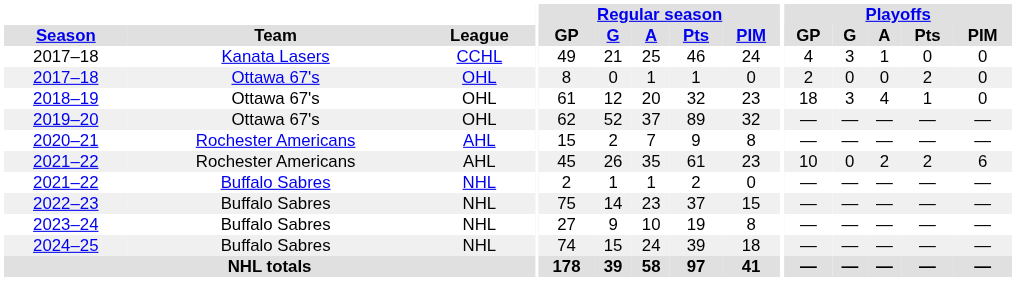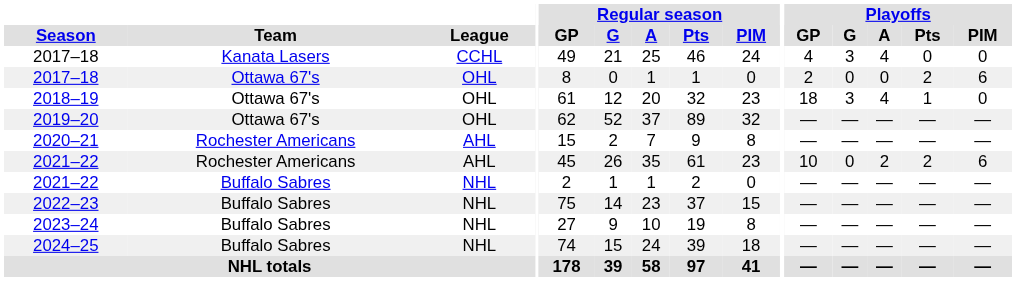(884, 56) 1 -> (884, 56) 4
(983, 77) 0 -> (983, 77) 6
